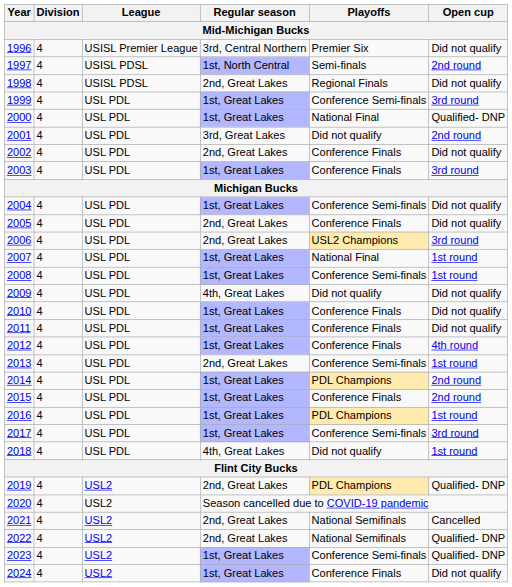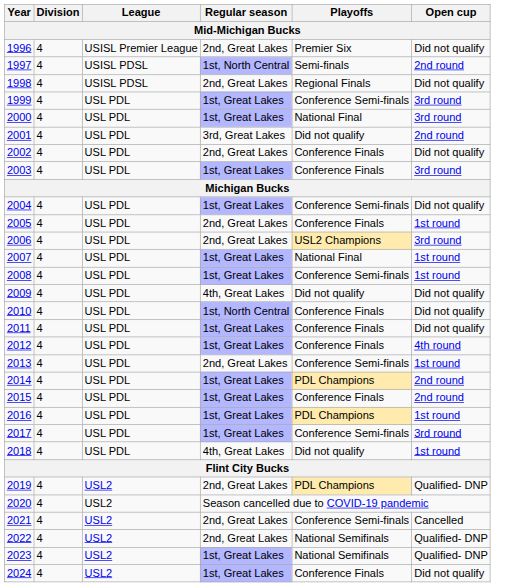(255, 48) 3rd, Central Northern -> (245, 48) 2nd, Great Lakes
(468, 118) Qualified- DNP -> (438, 118) 3rd round
(466, 223) Did not qualify -> (437, 223) 1st round
(243, 310) 1st, Great Lakes -> (246, 310) 1st, North Central
(359, 521) National Semifinals -> (352, 521) Conference Semi-finals
(369, 556) Conference Semi-finals -> (342, 556) National Semifinals
